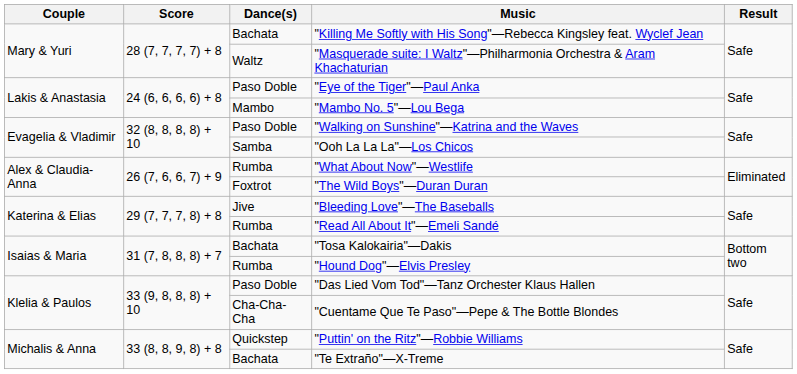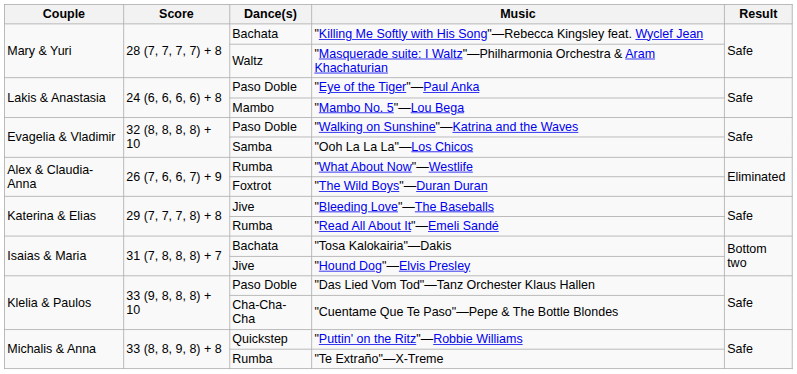(252, 265) Rumba -> (243, 265) Jive
(255, 359) Bachata -> (252, 359) Rumba
